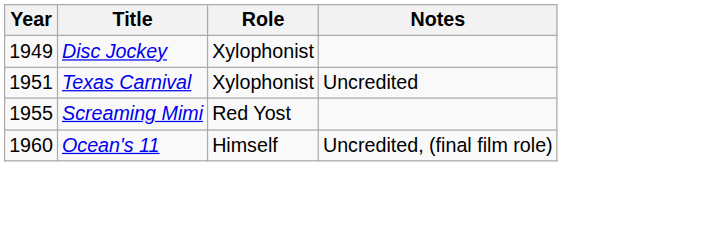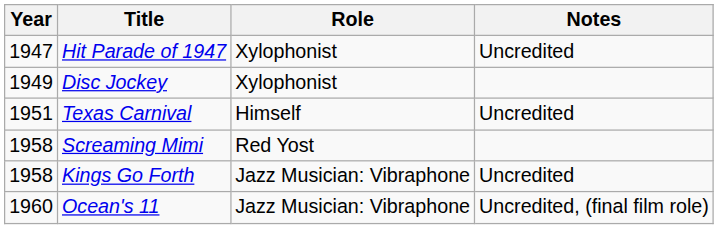+ row: (144, 51)
(263, 82) Xylophonist -> (268, 113) Himself
(31, 113) 1955 -> (31, 144) 1958
+ row: (128, 176)
(245, 144) Himself -> (353, 207) Jazz Musician: Vibraphone
